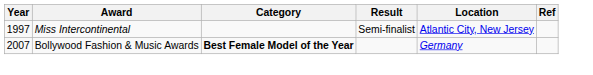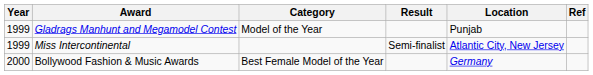+ row: (136, 29)
(18, 29) 1997 -> (18, 45) 1999
(18, 45) 2007 -> (18, 62) 2000
(278, 45) bold -> (312, 62) normal
